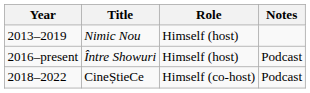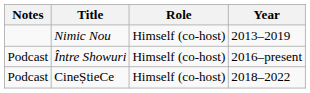columns swapped: (43, 14) <-> (282, 14)
(200, 35) Himself (host) -> (179, 35) Himself (co-host)
(200, 56) Himself (host) -> (179, 56) Himself (co-host)
